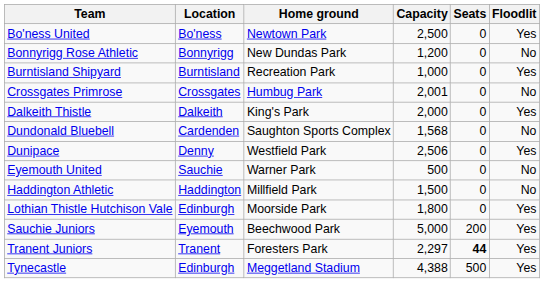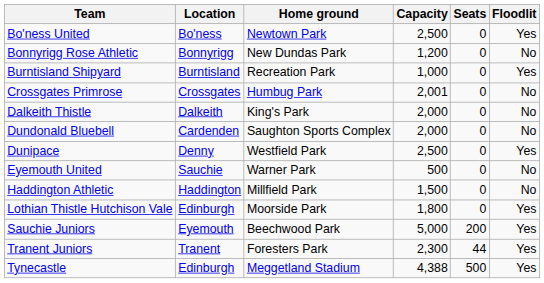(526, 111) Yes -> (529, 111) No
(432, 131) 1,568 -> (432, 131) 2,000
(432, 151) 2,506 -> (432, 151) 2,500
(432, 248) 2,297 -> (432, 248) 2,300
(479, 248) bold -> (479, 248) normal
